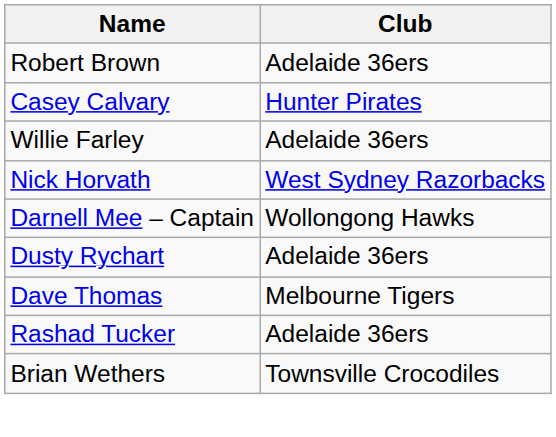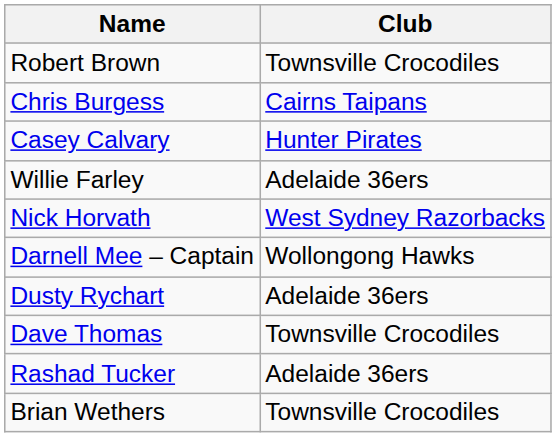(347, 62) Adelaide 36ers -> (382, 62) Townsville Crocodiles
+ row: (87, 101)
(360, 295) Melbourne Tigers -> (382, 334) Townsville Crocodiles
